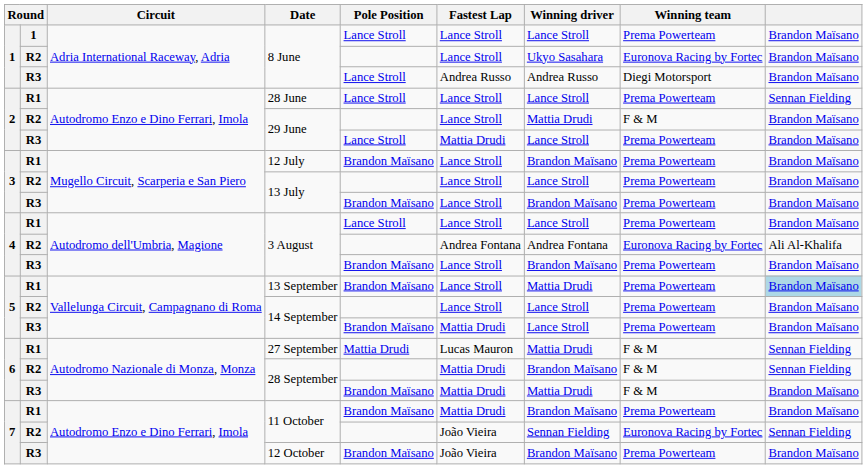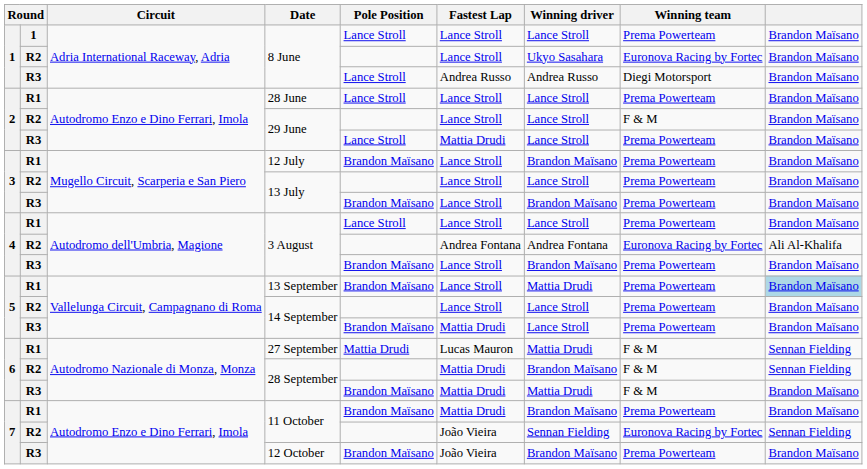(810, 97) Sennan Fielding -> (814, 97) Brandon Maïsano
(560, 118) Mattia Drudi -> (558, 118) Lance Stroll
